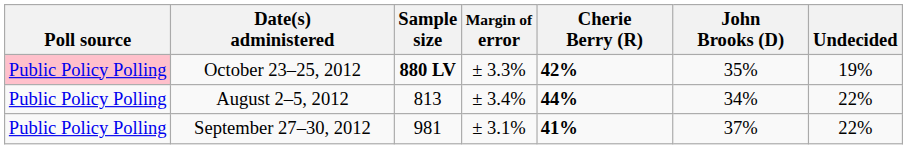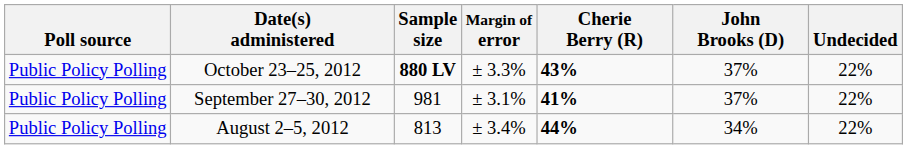(88, 69) pink background -> (88, 69) no background
(559, 69) 42% -> (559, 69) 43%
(741, 69) 35% -> (741, 69) 37%
(855, 69) 19% -> (855, 69) 22%
rows swapped: (282, 128) <-> (282, 98)
